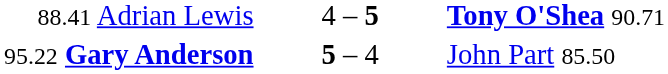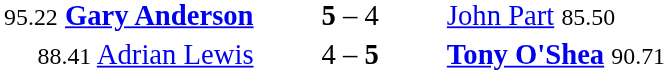rows swapped: (146, 15) <-> (129, 54)
